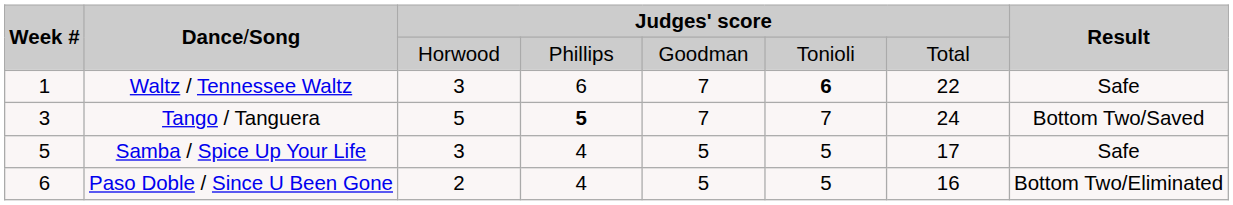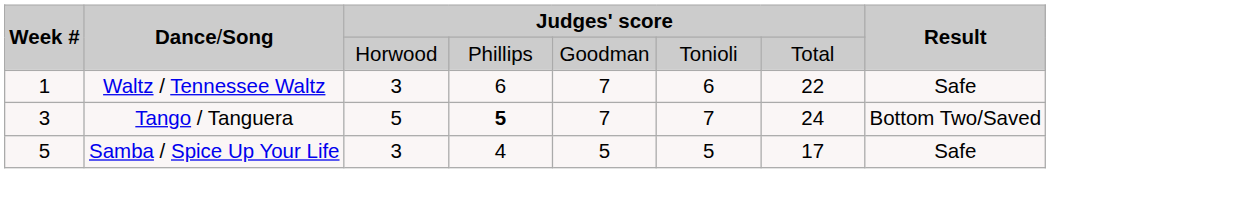(826, 86) bold -> (709, 86) normal
- row: (44, 183)
